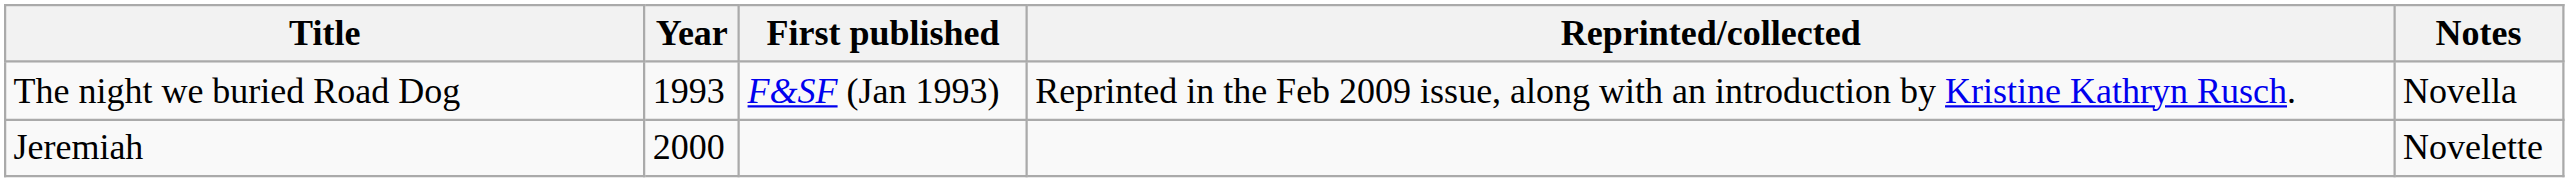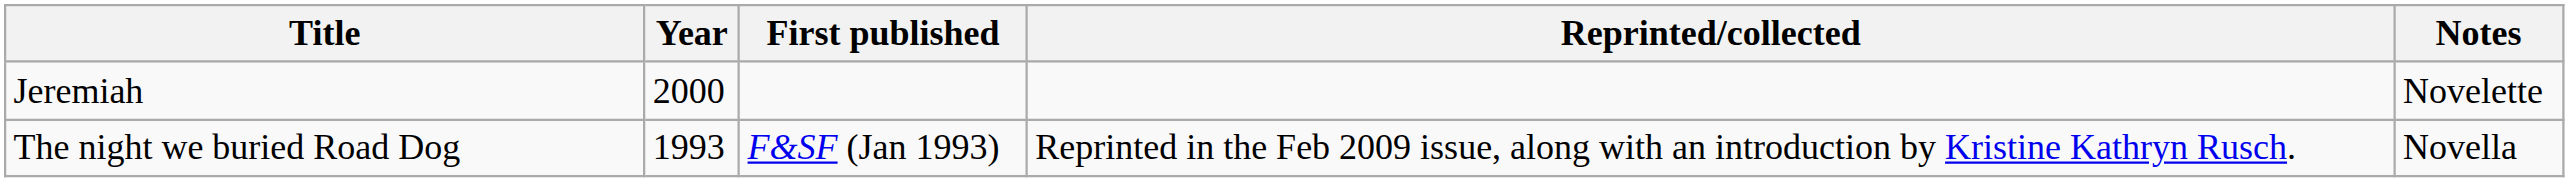rows swapped: (78, 147) <-> (237, 90)
